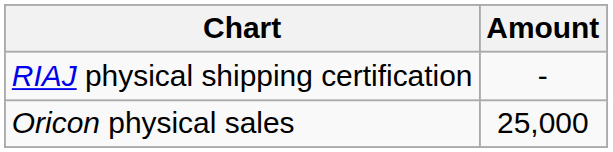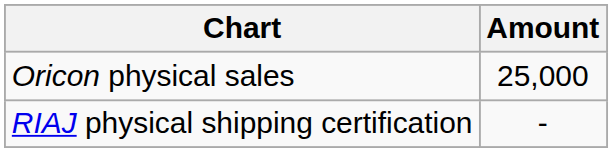rows swapped: (153, 123) <-> (242, 75)
